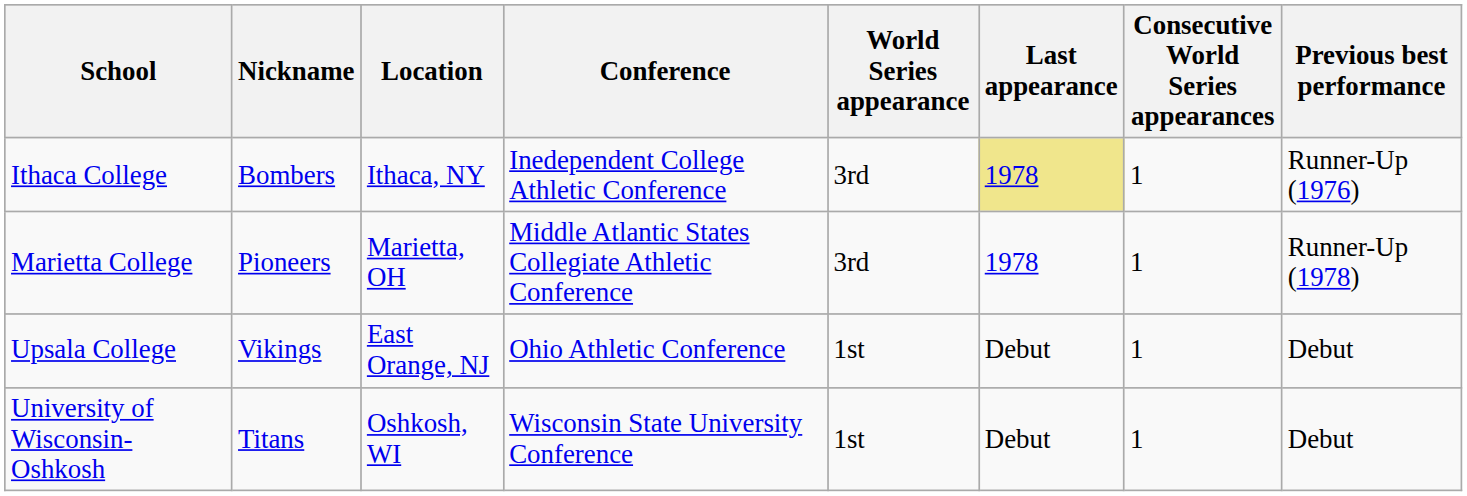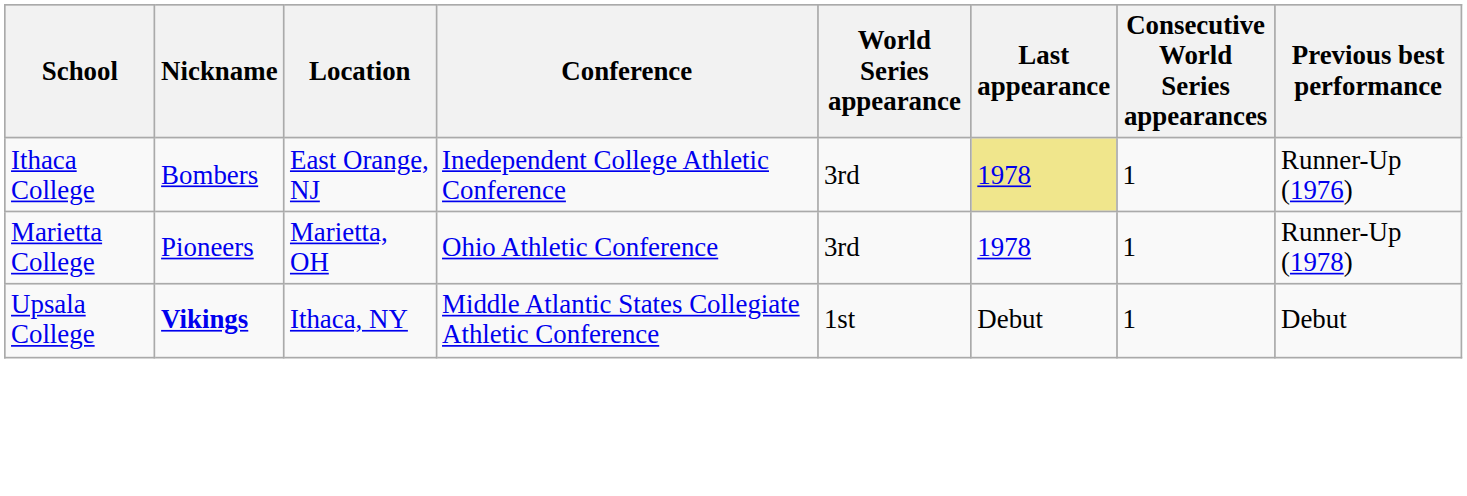(426, 174) Ithaca, NY -> (359, 174) East Orange, NJ
(629, 262) Middle Atlantic States Collegiate Athletic Conference -> (580, 247) Ohio Athletic Conference
(280, 350) normal -> (205, 320) bold
(428, 350) East Orange, NJ -> (349, 320) Ithaca, NY
(647, 350) Ohio Athletic Conference -> (621, 320) Middle Atlantic States Collegiate Athletic Conference
- row: (82, 438)
